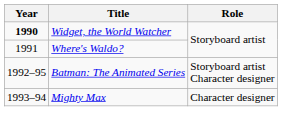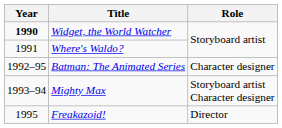(232, 72) Storyboard artist Character designer -> (232, 66) Character designer
(232, 97) Character designer -> (232, 90) Storyboard artist Character designer
+ row: (78, 114)
